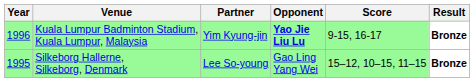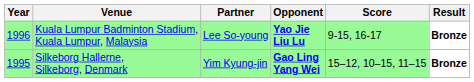(235, 36) Yim Kyung-jin -> (236, 36) Lee So-young
(236, 64) Lee So-young -> (235, 64) Yim Kyung-jin
(296, 64) normal -> (297, 64) bold
